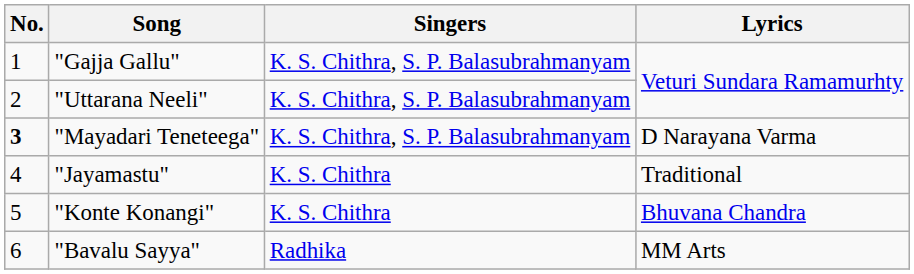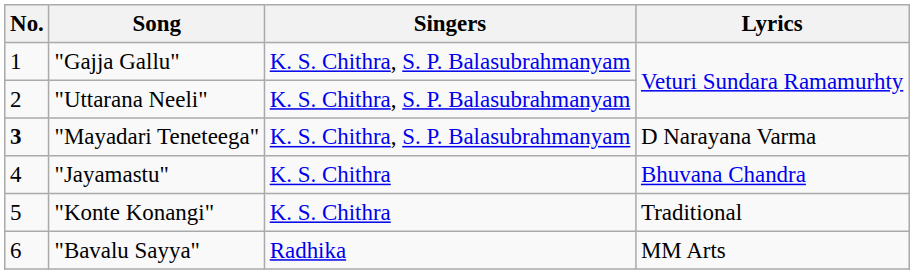(691, 174) Traditional -> (723, 174) Bhuvana Chandra
(723, 212) Bhuvana Chandra -> (691, 212) Traditional
